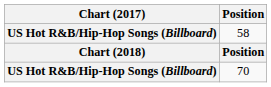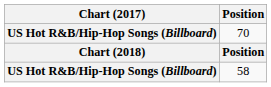rows swapped: (243, 71) <-> (243, 33)
